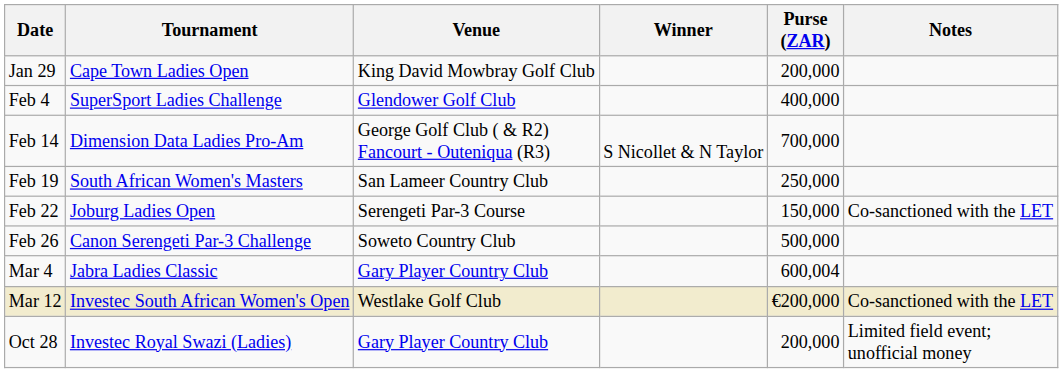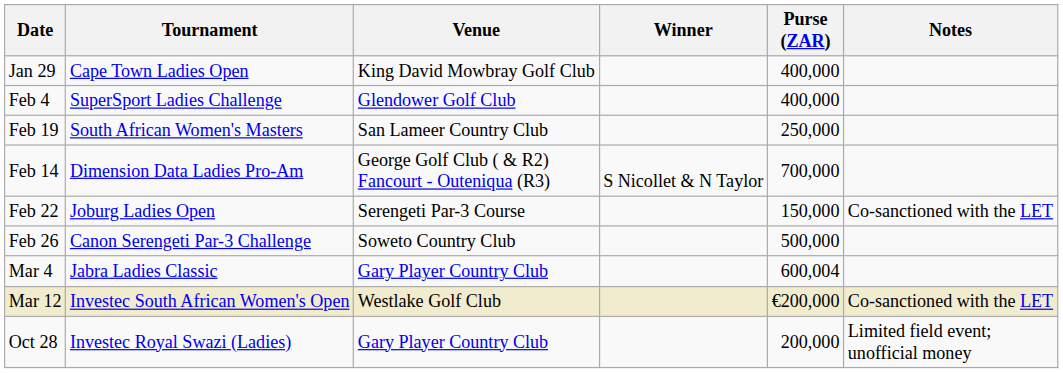(810, 70) 200,000 -> (810, 70) 400,000
rows swapped: (34, 141) <-> (34, 181)
